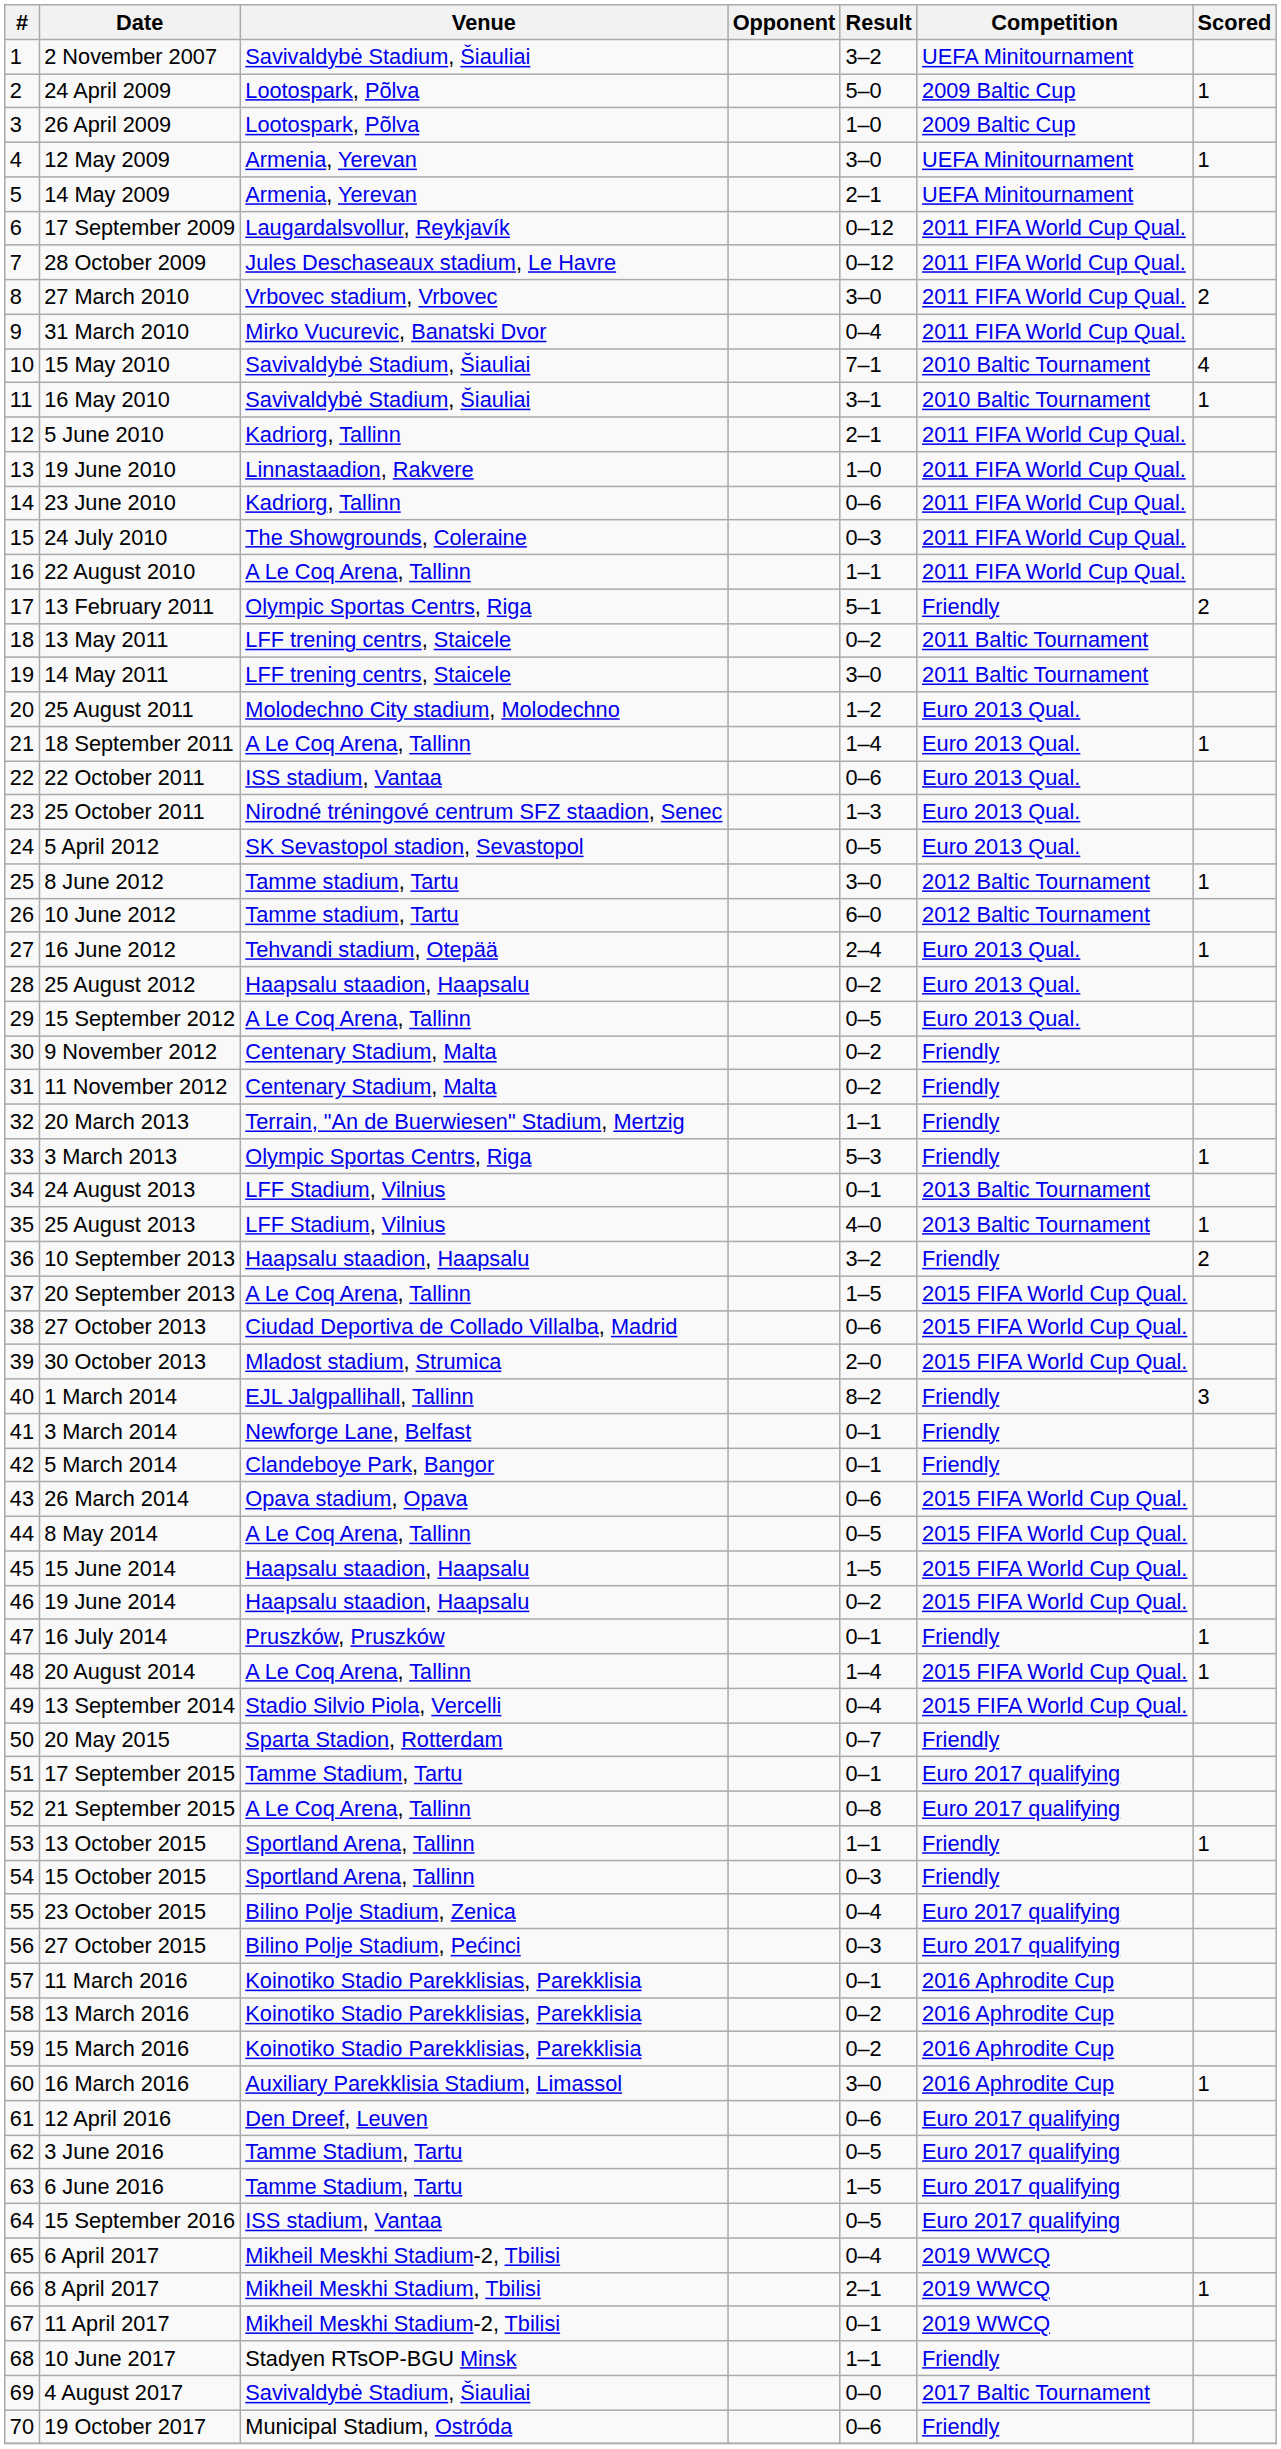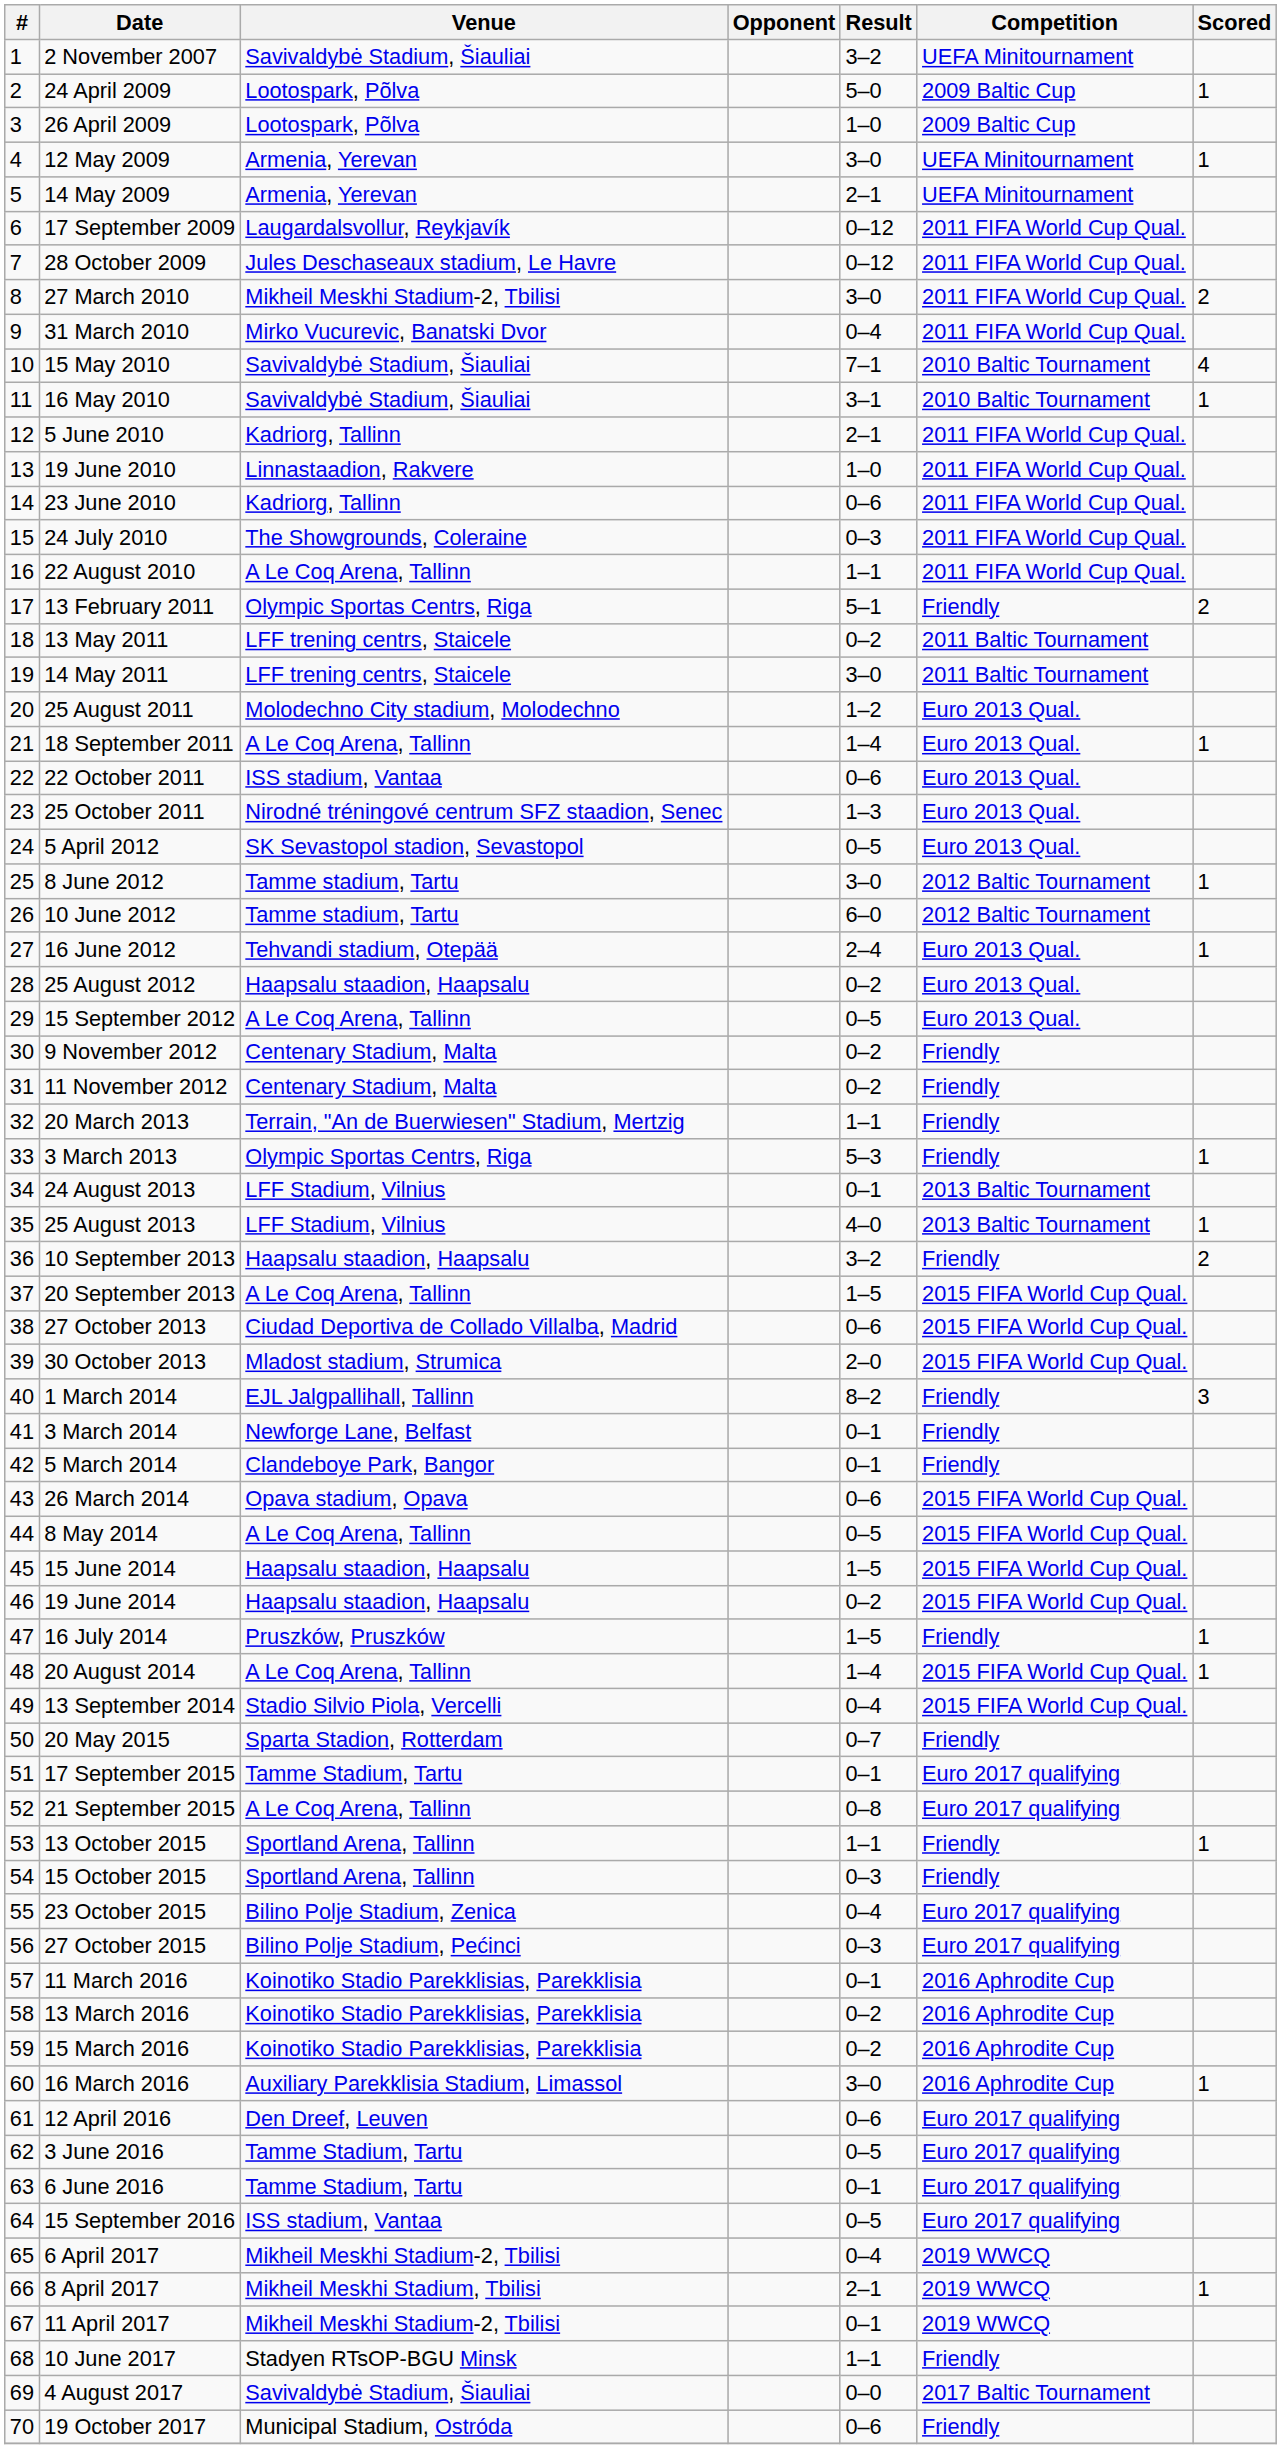(371, 297) Vrbovec stadium, Vrbovec -> (403, 297) Mikheil Meskhi Stadium-2, Tbilisi
(864, 1637) 0–1 -> (864, 1637) 1–5
(864, 2187) 1–5 -> (864, 2187) 0–1
